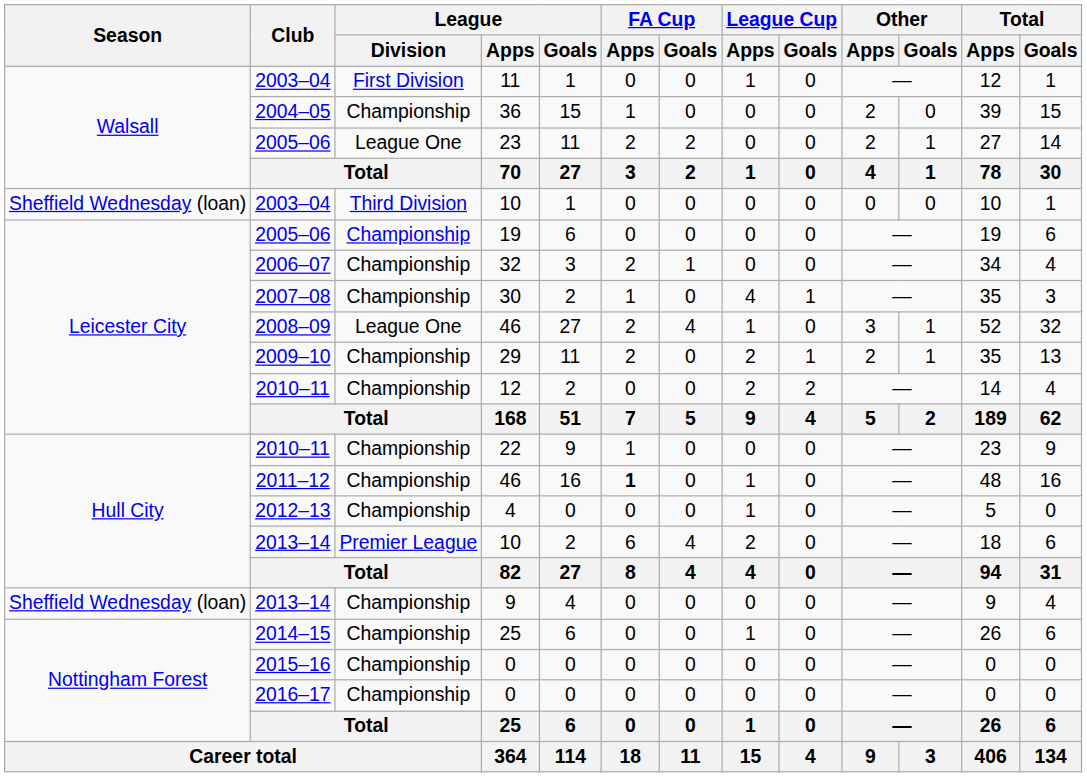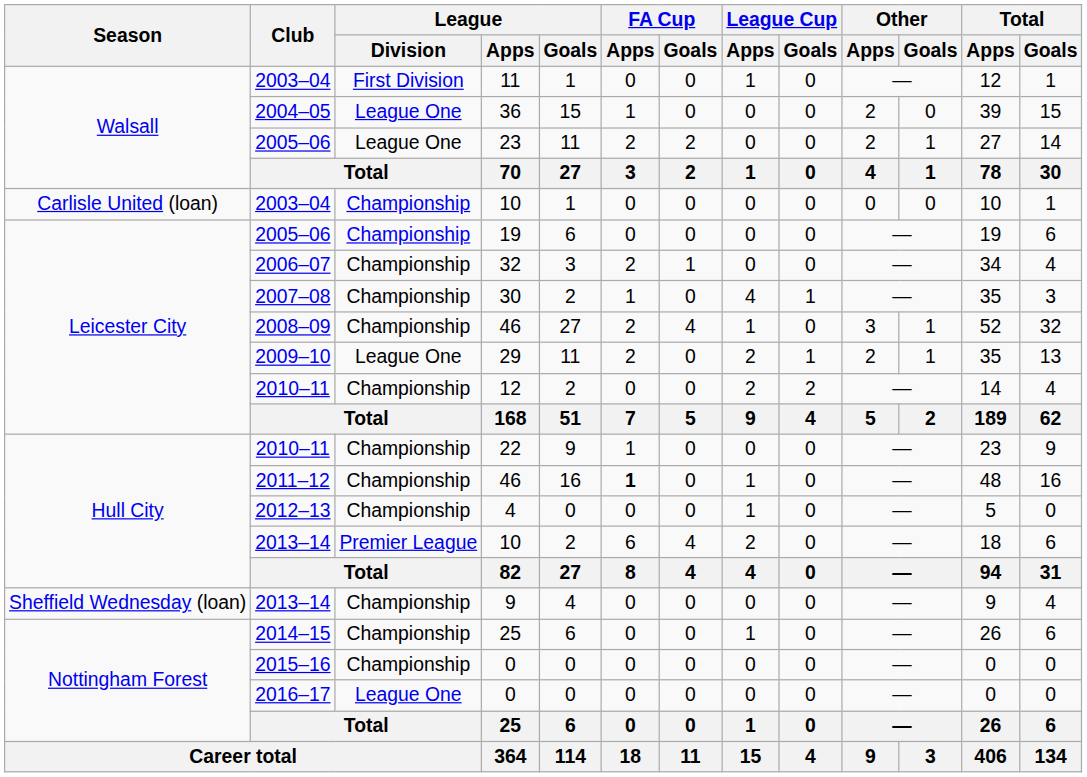(408, 111) Championship -> (408, 111) League One
(128, 204) Sheffield Wednesday (loan) -> (128, 204) Carlisle United (loan)
(408, 204) Third Division -> (408, 204) Championship
(408, 326) League One -> (408, 326) Championship
(408, 357) Championship -> (408, 357) League One
(408, 695) Championship -> (408, 695) League One
